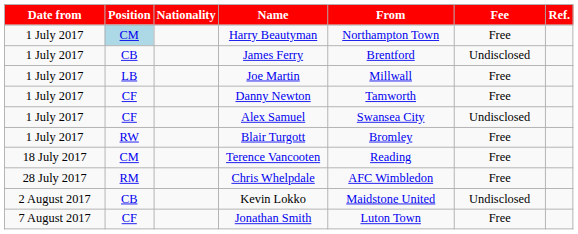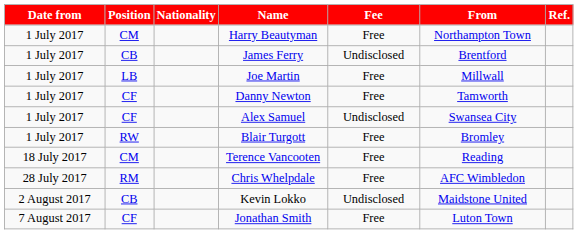columns swapped: (391, 15) <-> (500, 15)
(129, 35) lightblue background -> (129, 35) no background
